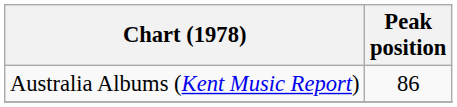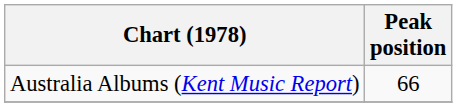(408, 83) 86 -> (408, 83) 66
